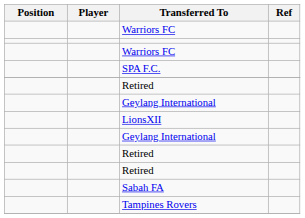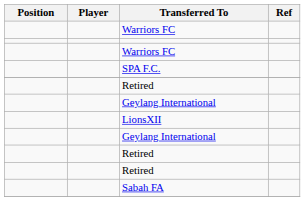- row: (36, 205)
